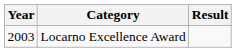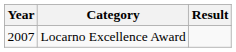(21, 36) 2003 -> (21, 36) 2007
